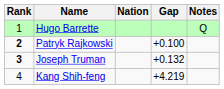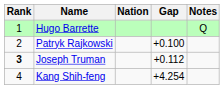(19, 44) bold -> (19, 44) normal
(169, 60) +0.132 -> (169, 60) +0.112
(169, 76) +4.219 -> (169, 76) +4.254
